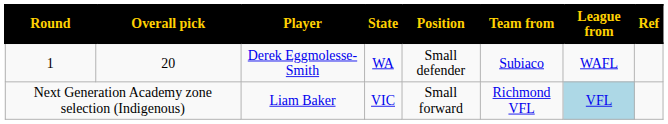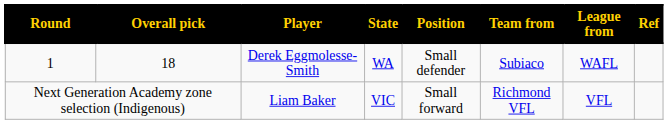(168, 62) 20 -> (168, 62) 18
(599, 100) lightblue background -> (599, 100) no background
